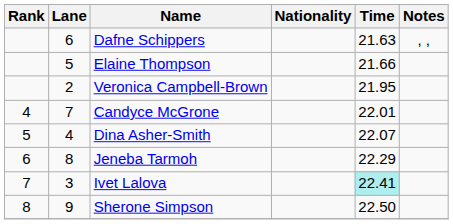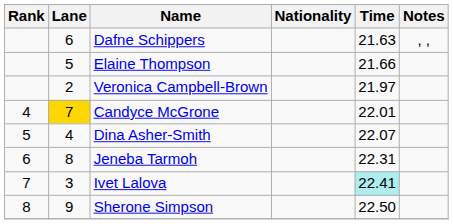(377, 87) 21.95 -> (377, 87) 21.97
(69, 111) no background -> (69, 111) gold background
(377, 159) 22.29 -> (377, 159) 22.31
